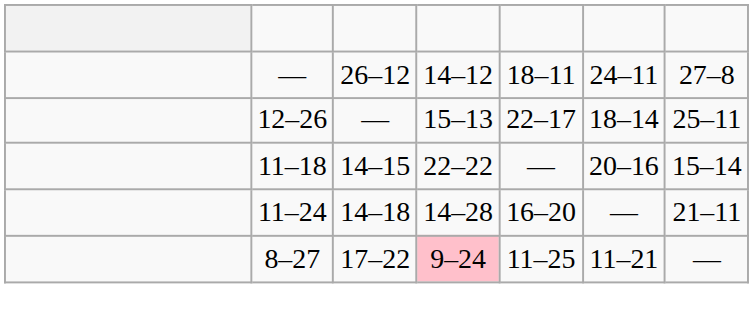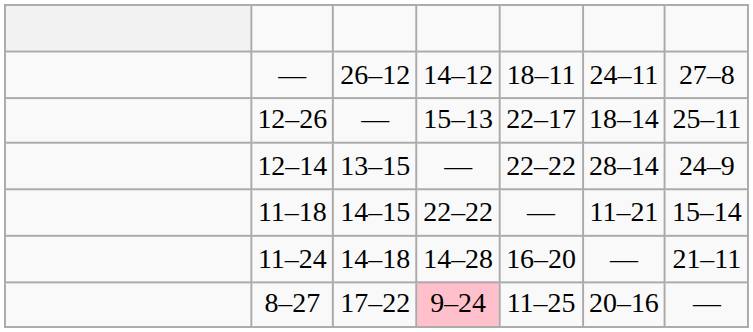+ row: (292, 166)
(624, 166) 20–16 -> (624, 212) 11–21
(624, 258) 11–21 -> (624, 304) 20–16
